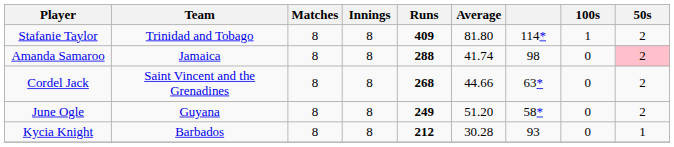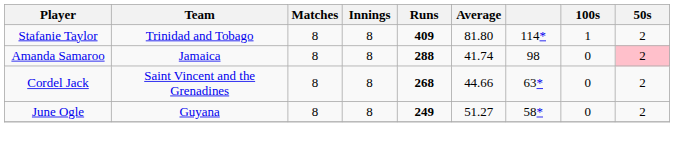(479, 111) 51.20 -> (479, 111) 51.27
- row: (58, 132)
